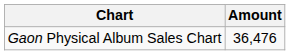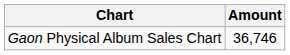(255, 38) 36,476 -> (255, 38) 36,746
